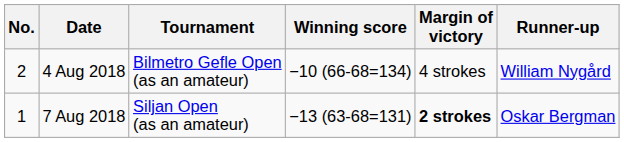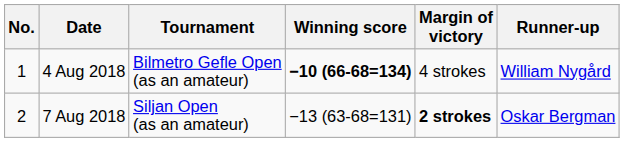(22, 71) 2 -> (22, 71) 1
(350, 71) normal -> (350, 71) bold
(22, 116) 1 -> (22, 116) 2
